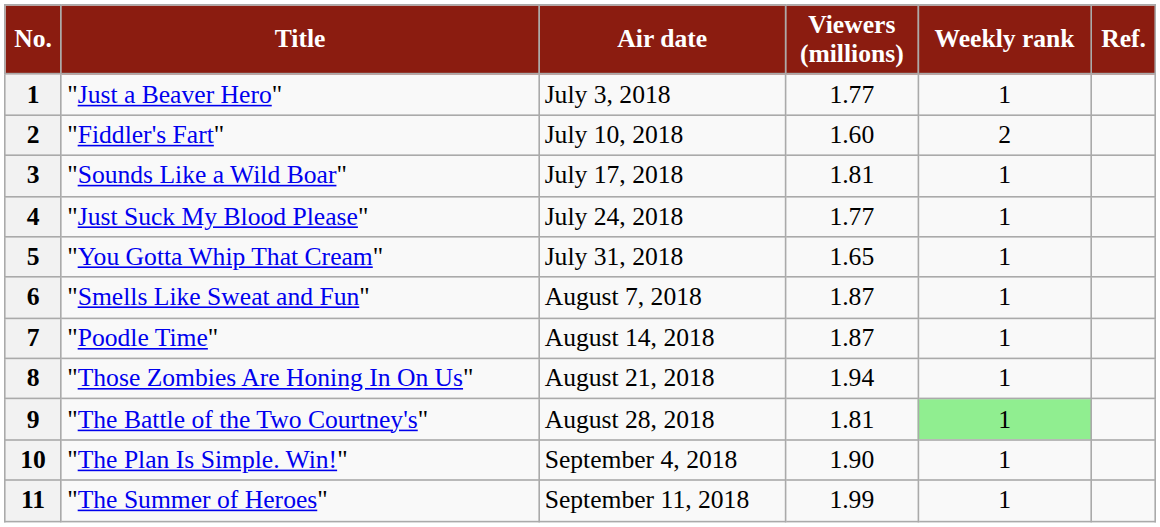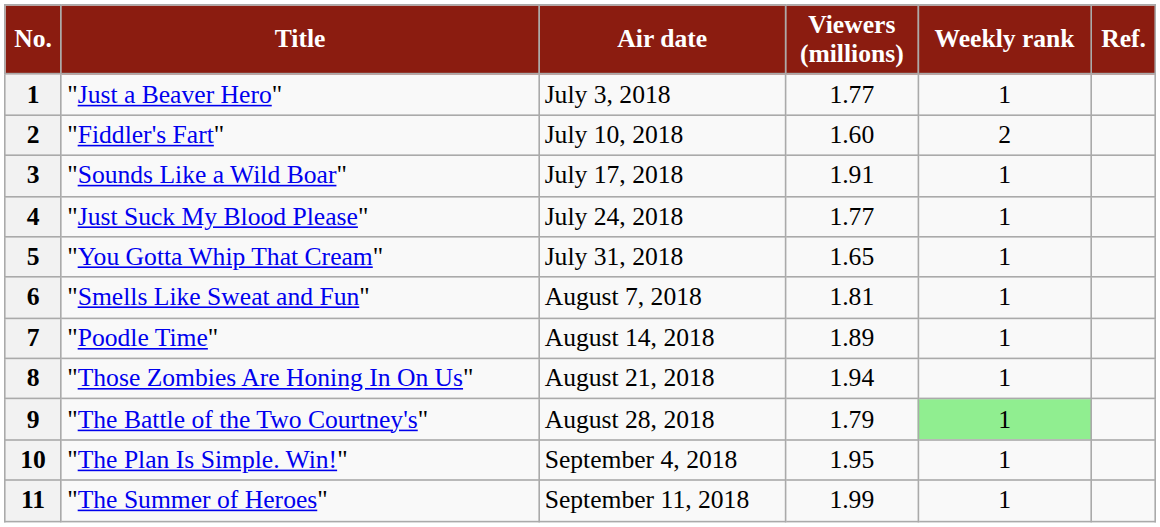(852, 175) 1.81 -> (852, 175) 1.91
(852, 297) 1.87 -> (852, 297) 1.81
(852, 337) 1.87 -> (852, 337) 1.89
(852, 418) 1.81 -> (852, 418) 1.79
(852, 459) 1.90 -> (852, 459) 1.95
